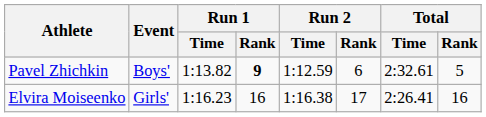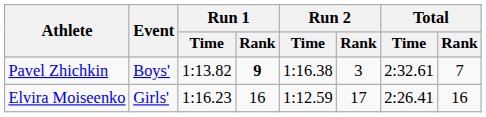(308, 71) 1:12.59 -> (308, 71) 1:16.38
(358, 71) 6 -> (358, 71) 3
(460, 71) 5 -> (460, 71) 7
(308, 98) 1:16.38 -> (308, 98) 1:12.59
